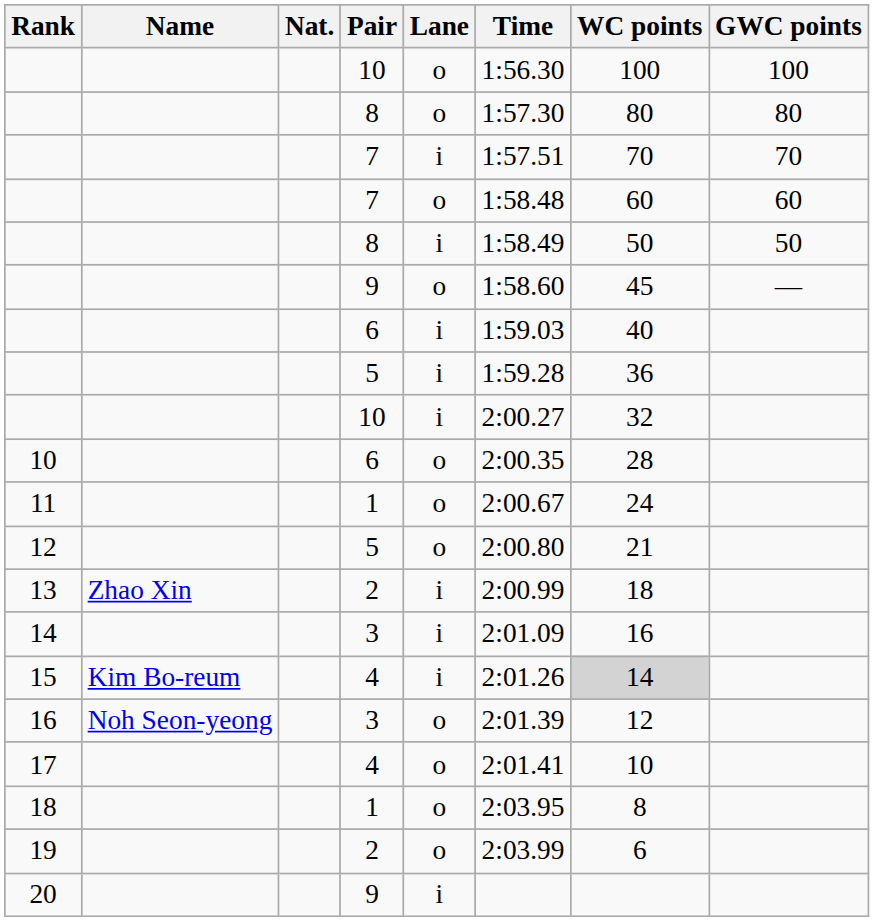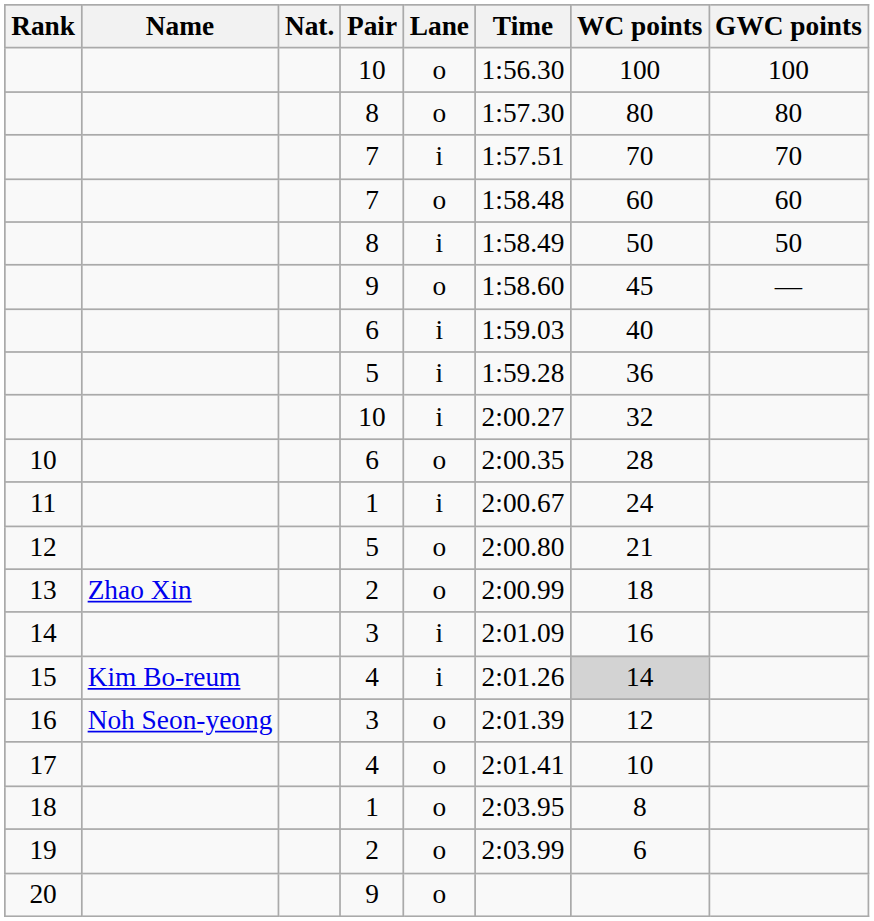(439, 503) o -> (439, 503) i
(439, 590) i -> (439, 590) o
(439, 894) i -> (439, 894) o
